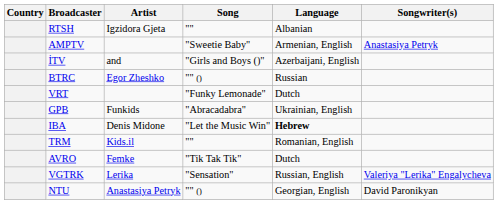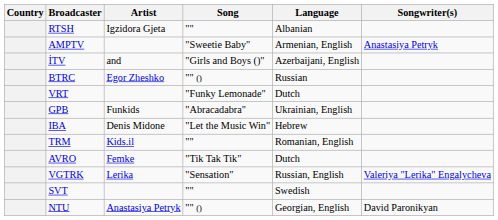(292, 126) bold -> (291, 126) normal
+ row: (58, 191)
